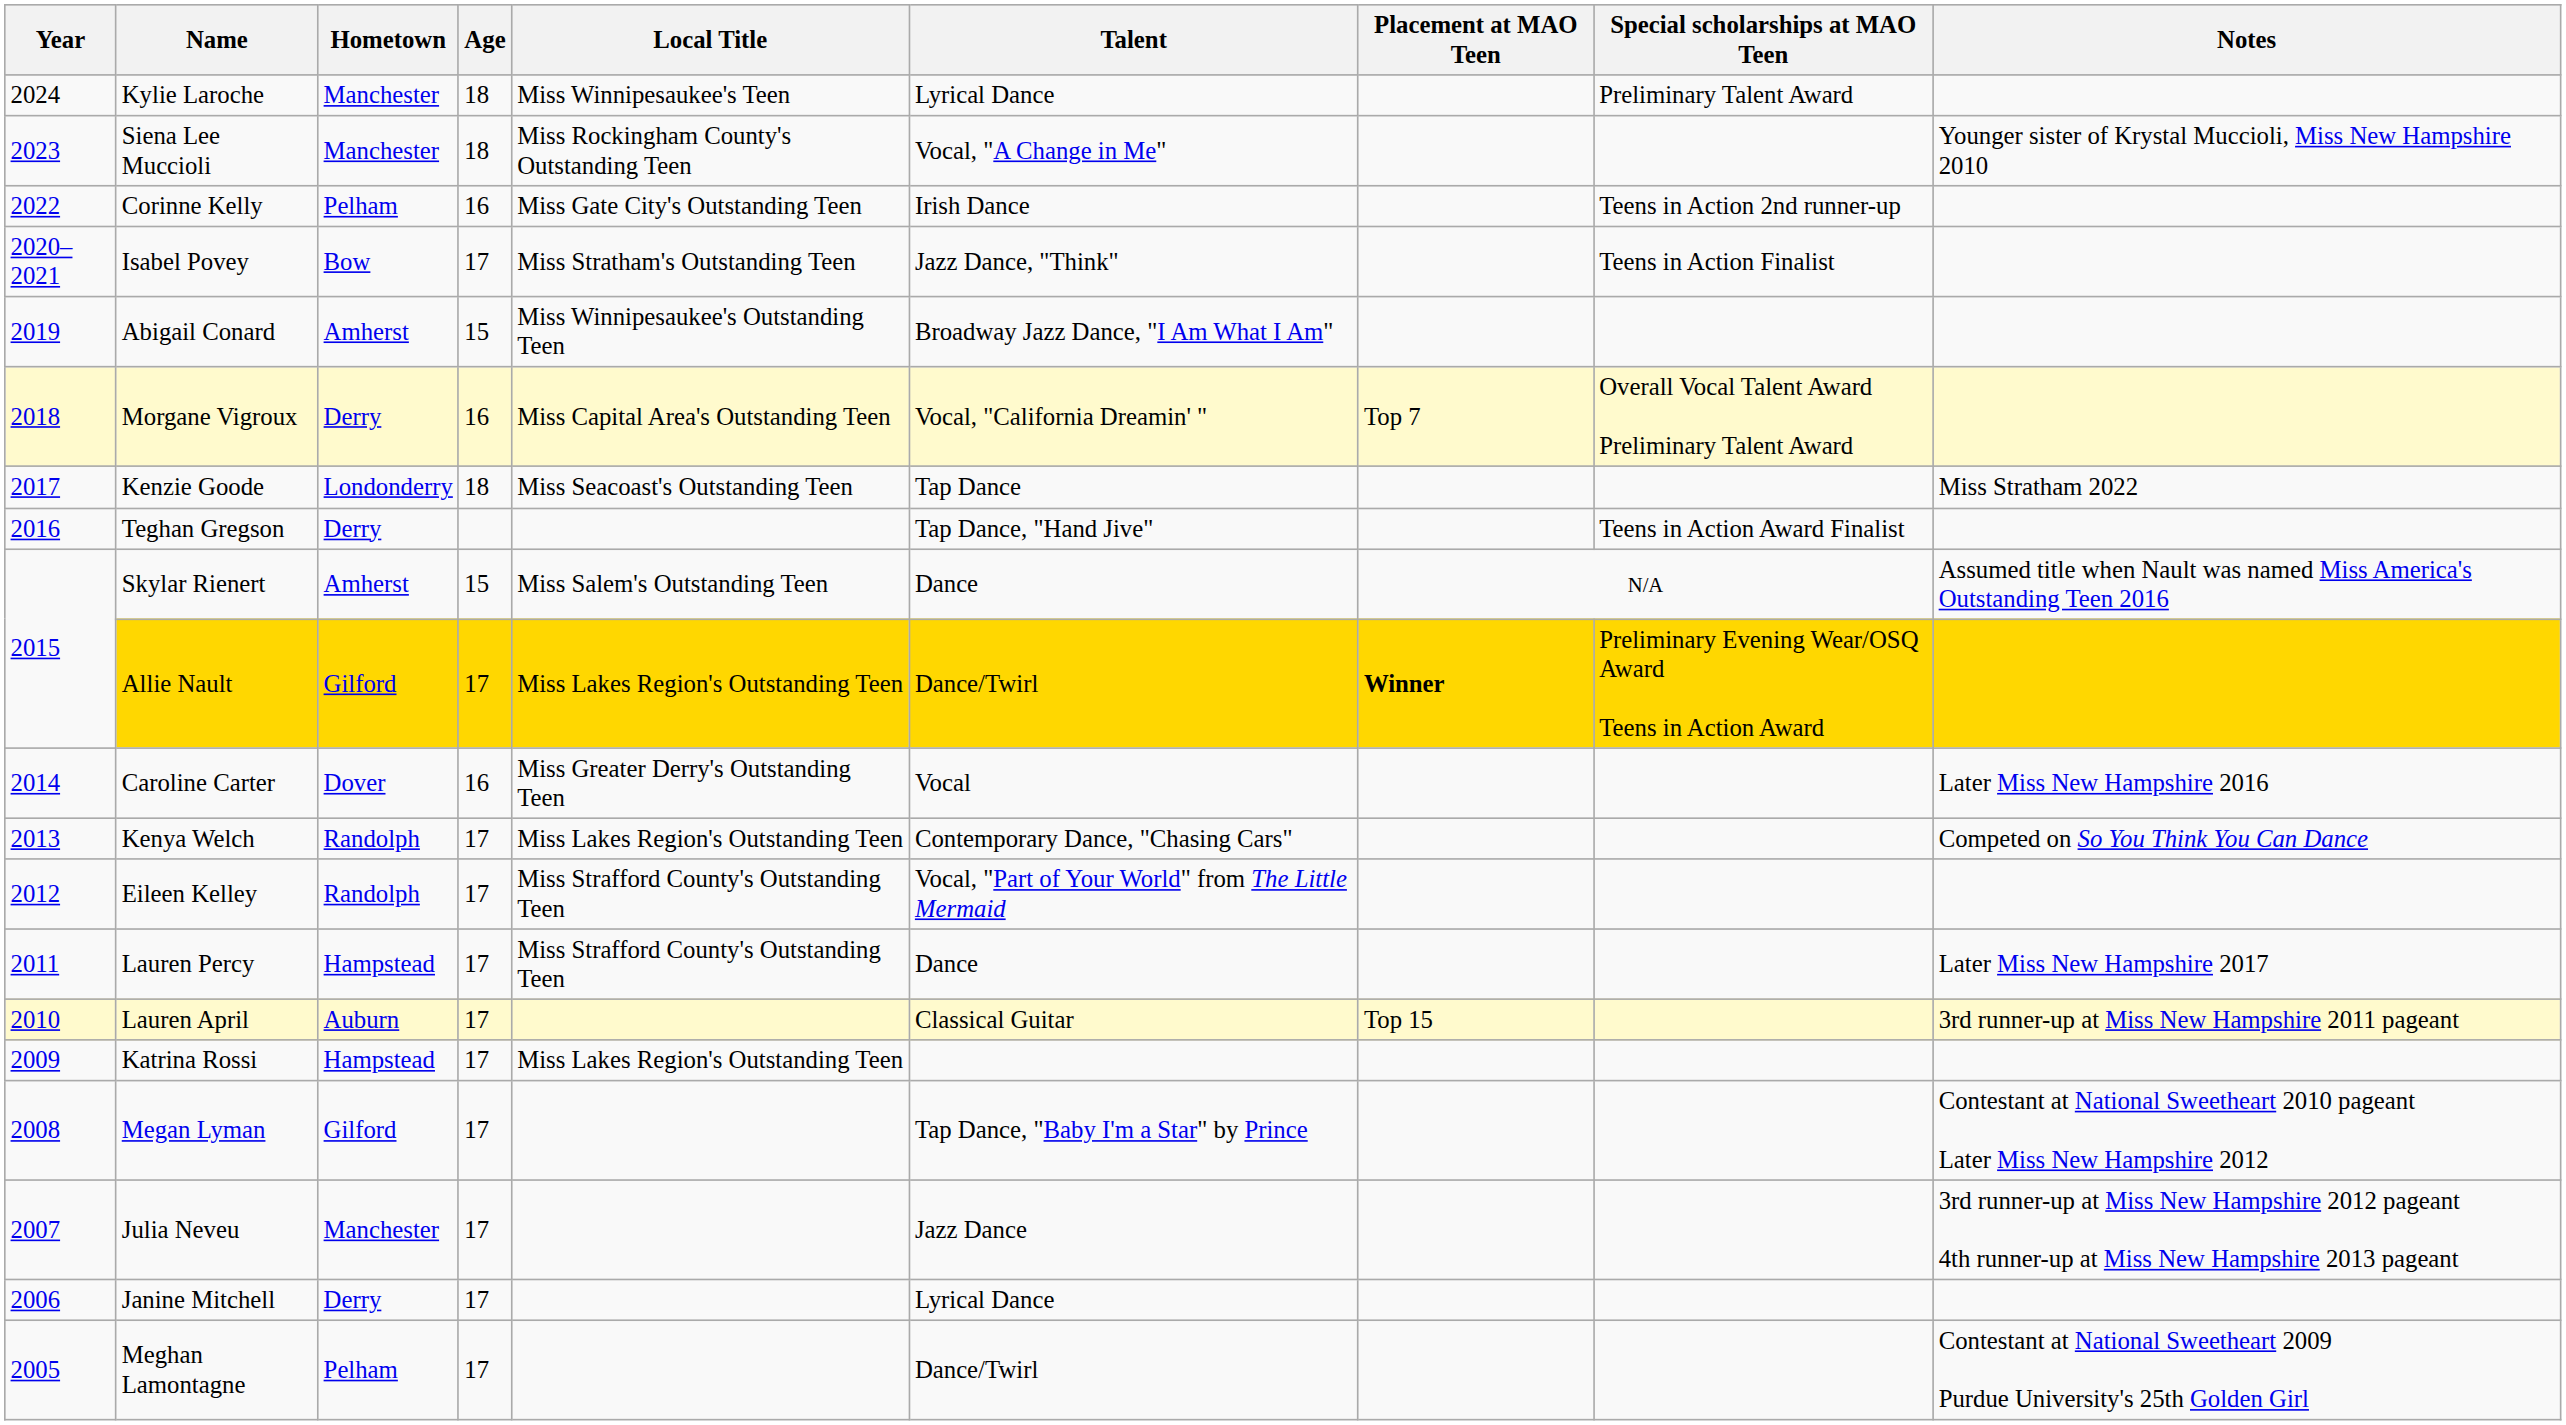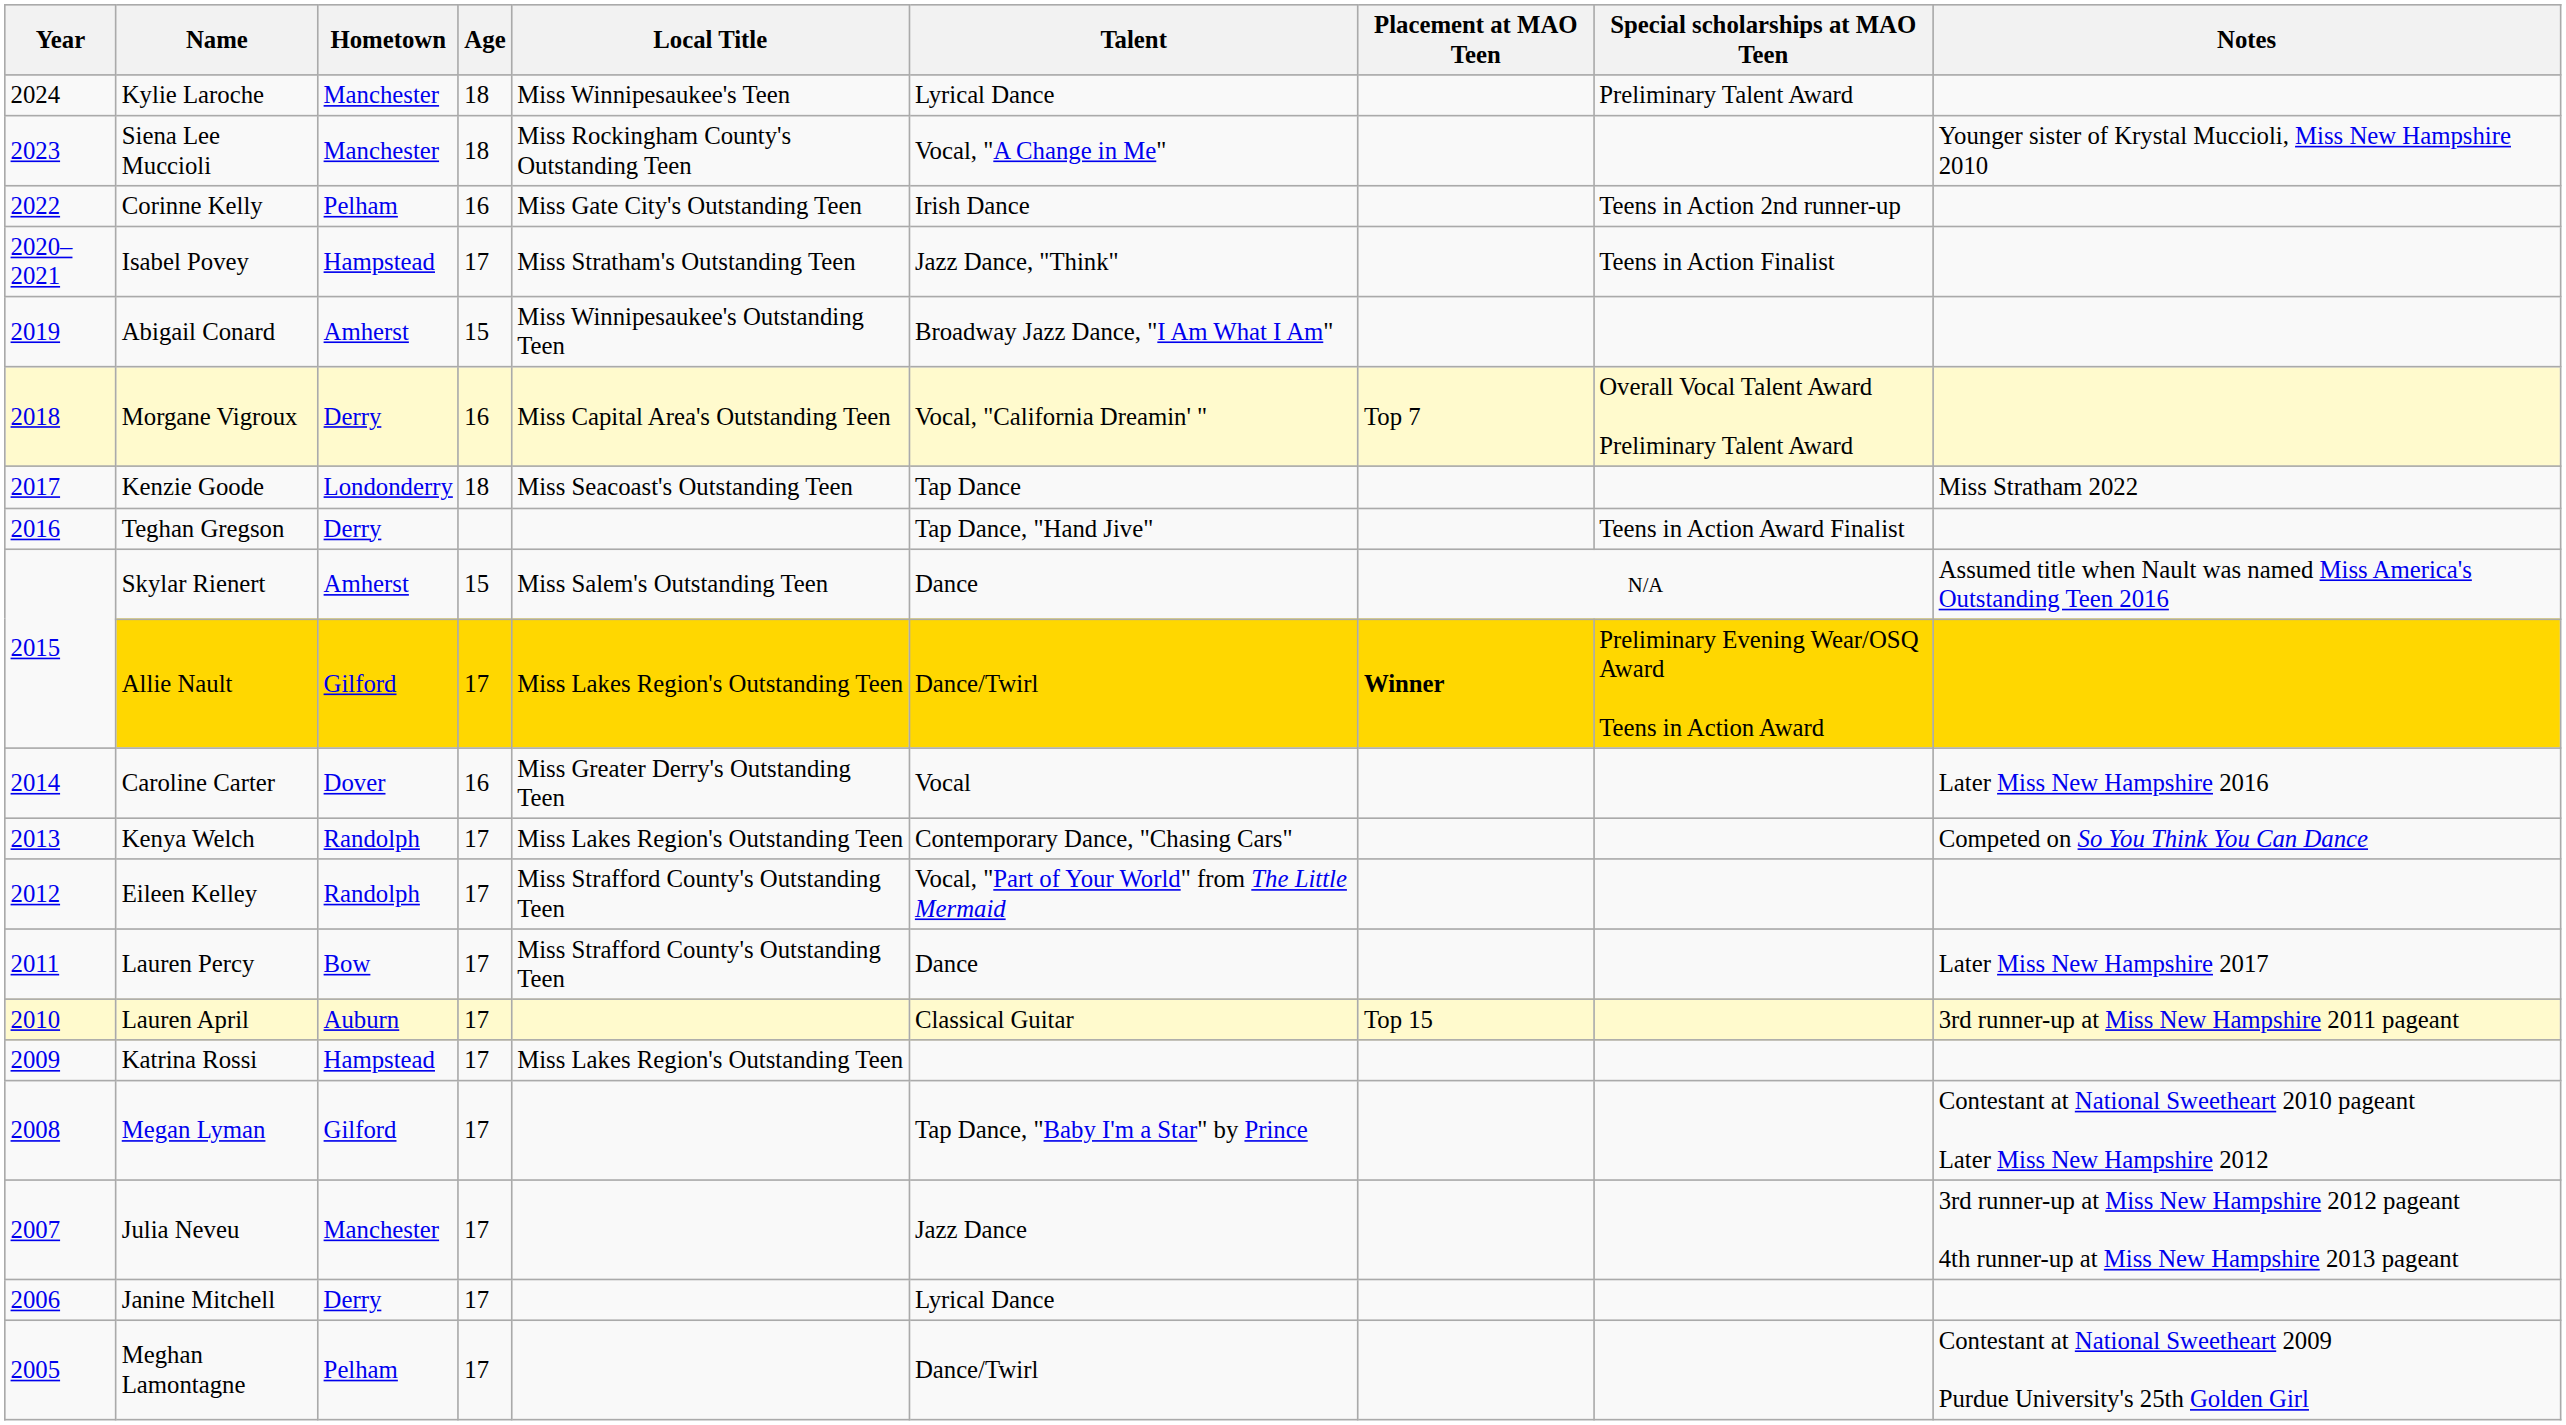(347, 261) Bow -> (379, 261) Hampstead
(379, 963) Hampstead -> (347, 963) Bow
